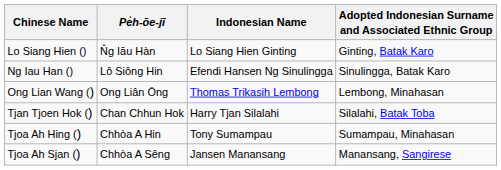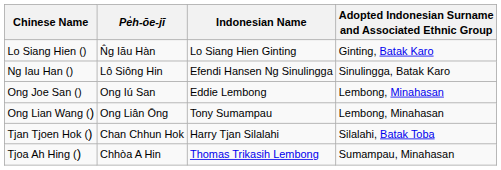+ row: (44, 92)
(254, 92) Thomas Trikasih Lembong -> (231, 113) Tony Sumampau
(231, 134) Tony Sumampau -> (254, 155) Thomas Trikasih Lembong
- row: (44, 154)
